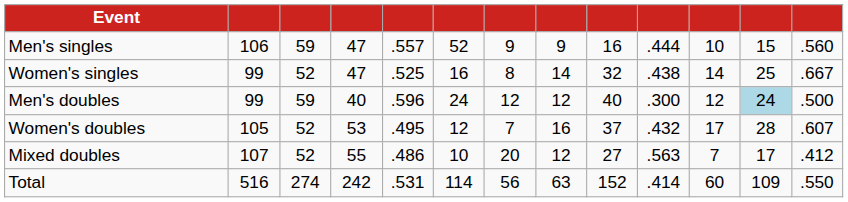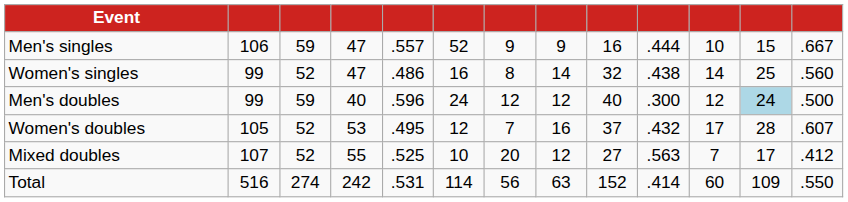(817, 45) .560 -> (817, 45) .667
(408, 73) .525 -> (408, 73) .486
(817, 73) .667 -> (817, 73) .560
(408, 155) .486 -> (408, 155) .525
